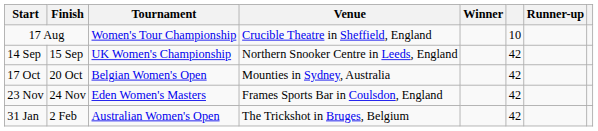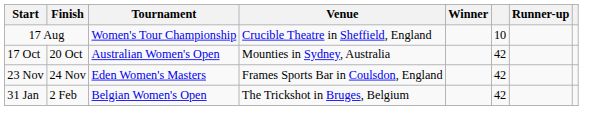- row: (24, 55)
(149, 75) Belgian Women's Open -> (156, 55) Australian Women's Open
(156, 115) Australian Women's Open -> (149, 95) Belgian Women's Open
